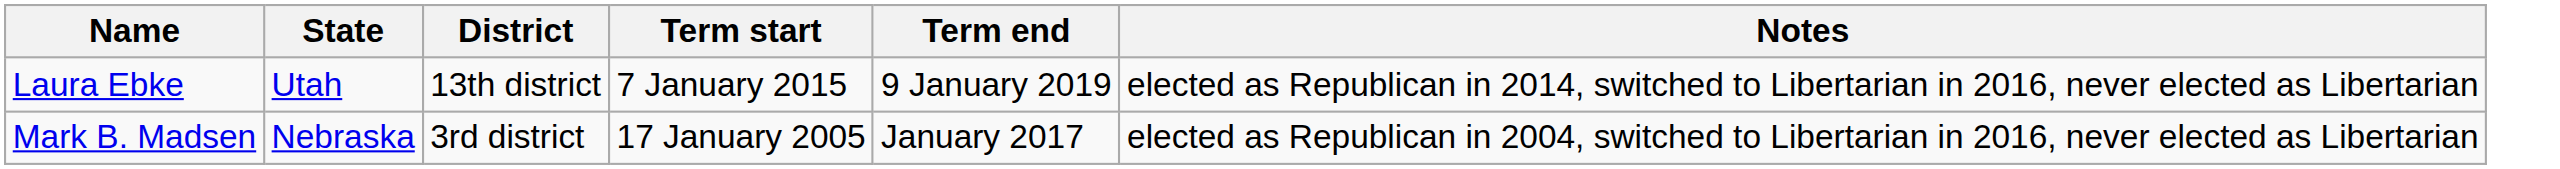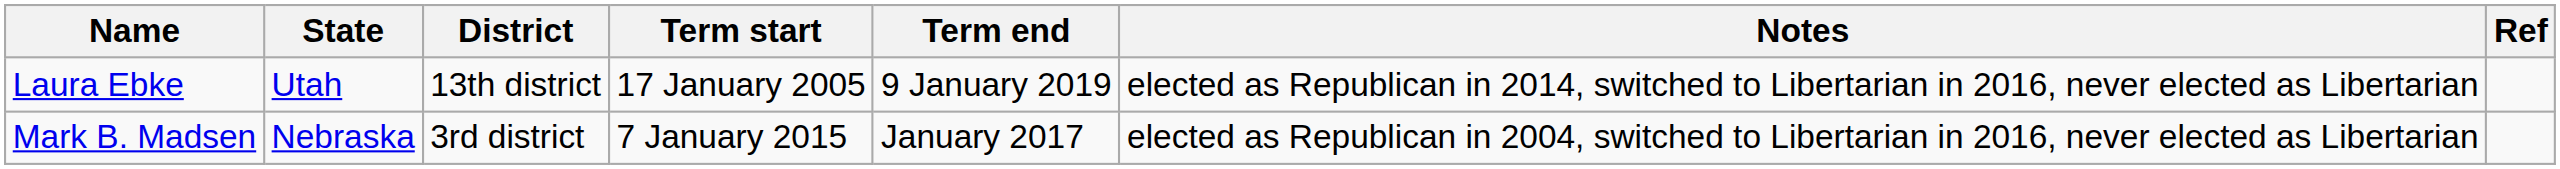+ column: (2521, 31)
(732, 84) 7 January 2015 -> (741, 84) 17 January 2005
(741, 137) 17 January 2005 -> (732, 137) 7 January 2015
